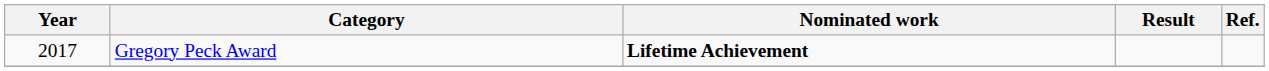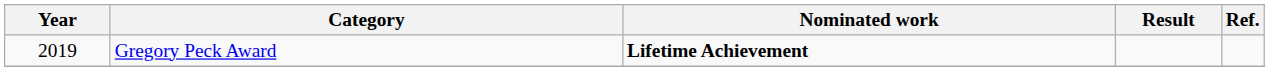(57, 50) 2017 -> (57, 50) 2019
